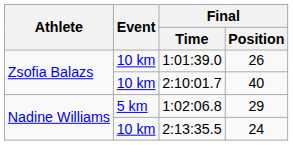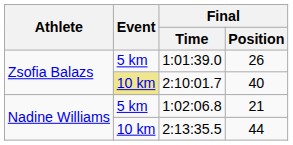(136, 61) 10 km -> (132, 61) 5 km
(136, 84) no background -> (136, 84) khaki background
(256, 106) 29 -> (256, 106) 21
(256, 129) 24 -> (256, 129) 44
